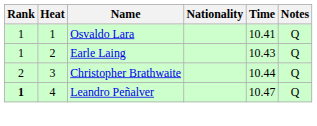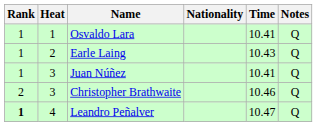+ row: (98, 73)
(262, 73) 10.44 -> (262, 92) 10.46
